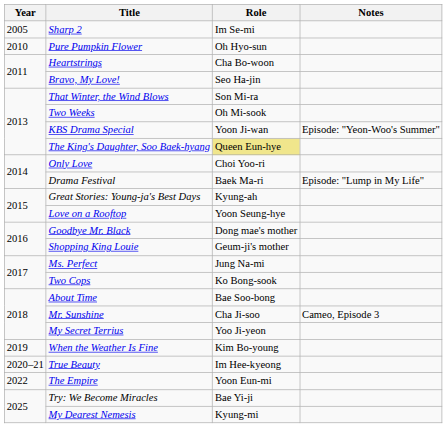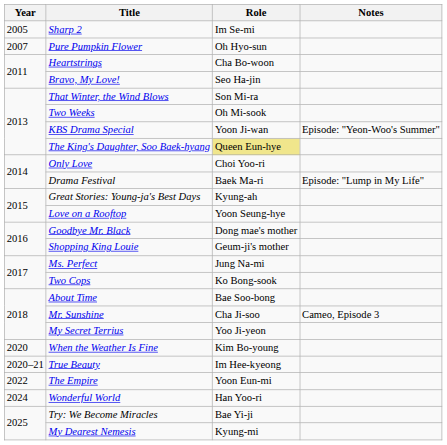(17, 46) 2010 -> (17, 46) 2007
(17, 347) 2019 -> (17, 347) 2020
+ row: (84, 398)
